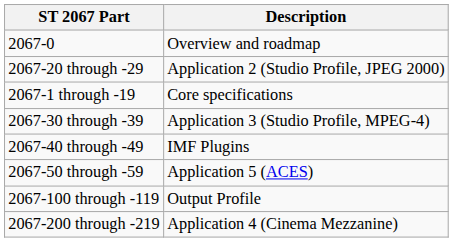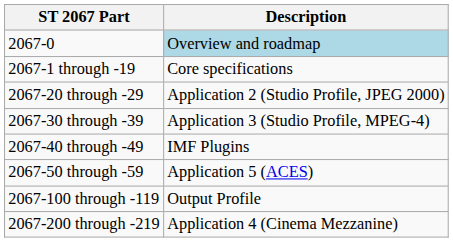(244, 43) no background -> (244, 43) lightblue background
rows swapped: (72, 95) <-> (76, 69)
